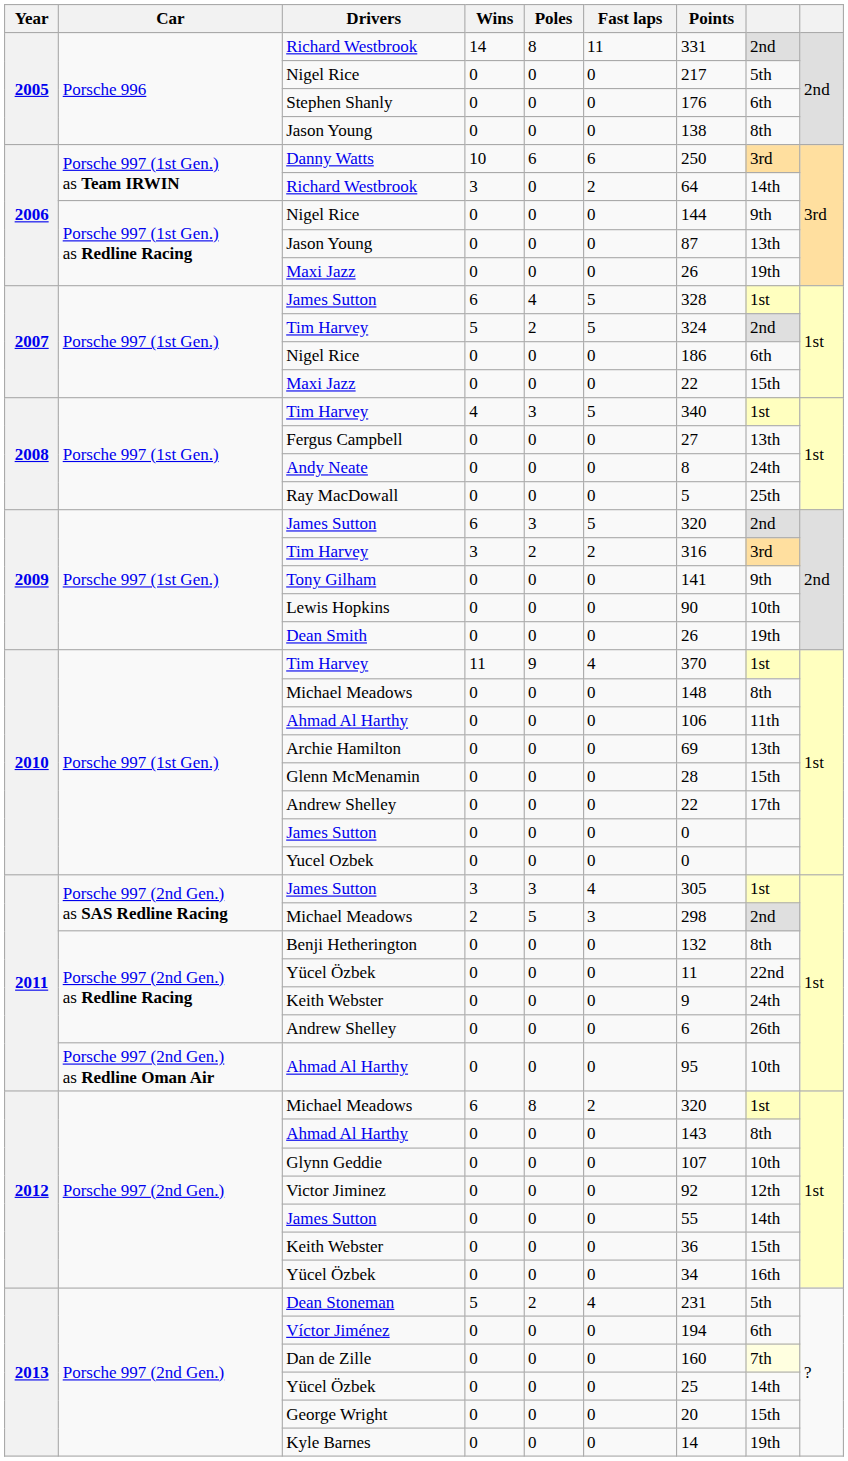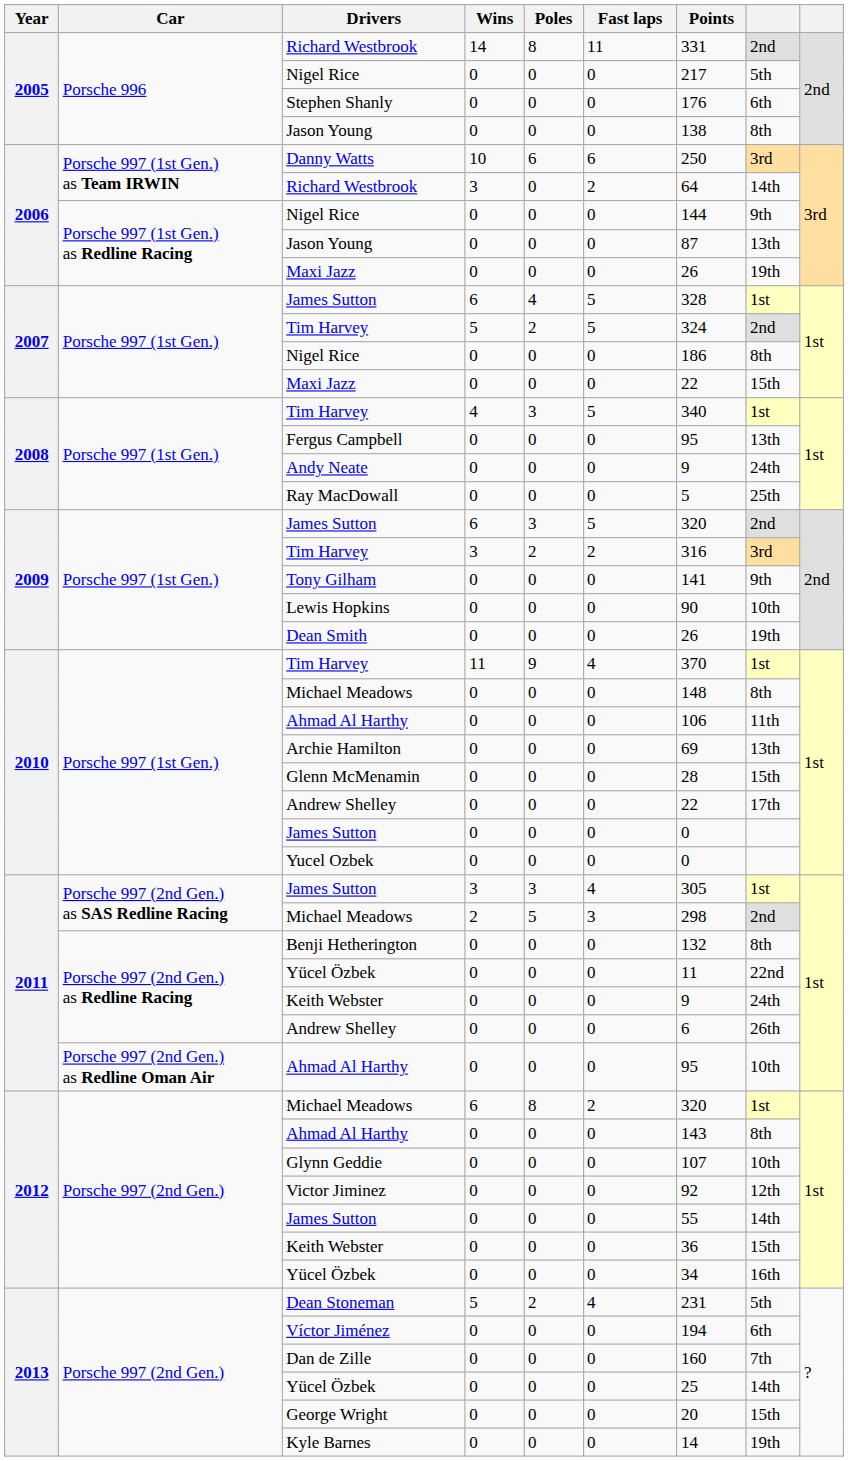(761, 355) 6th -> (761, 355) 8th
(690, 439) 27 -> (690, 439) 95
(685, 467) 8 -> (685, 467) 9
(761, 1358) lightyellow background -> (761, 1358) no background
